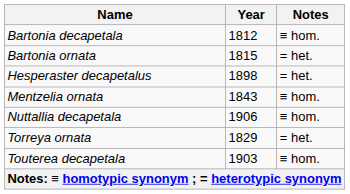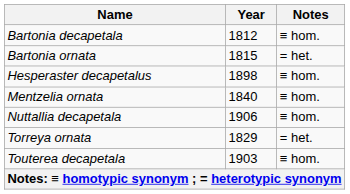(296, 76) = het. -> (300, 76) ≡ hom.
(243, 96) 1843 -> (243, 96) 1840
